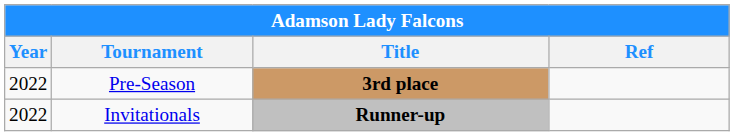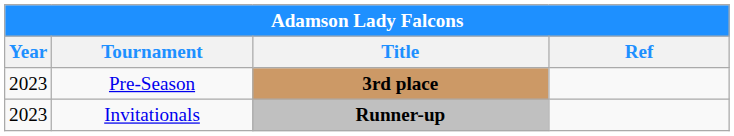(28, 83) 2022 -> (28, 83) 2023
(28, 115) 2022 -> (28, 115) 2023
